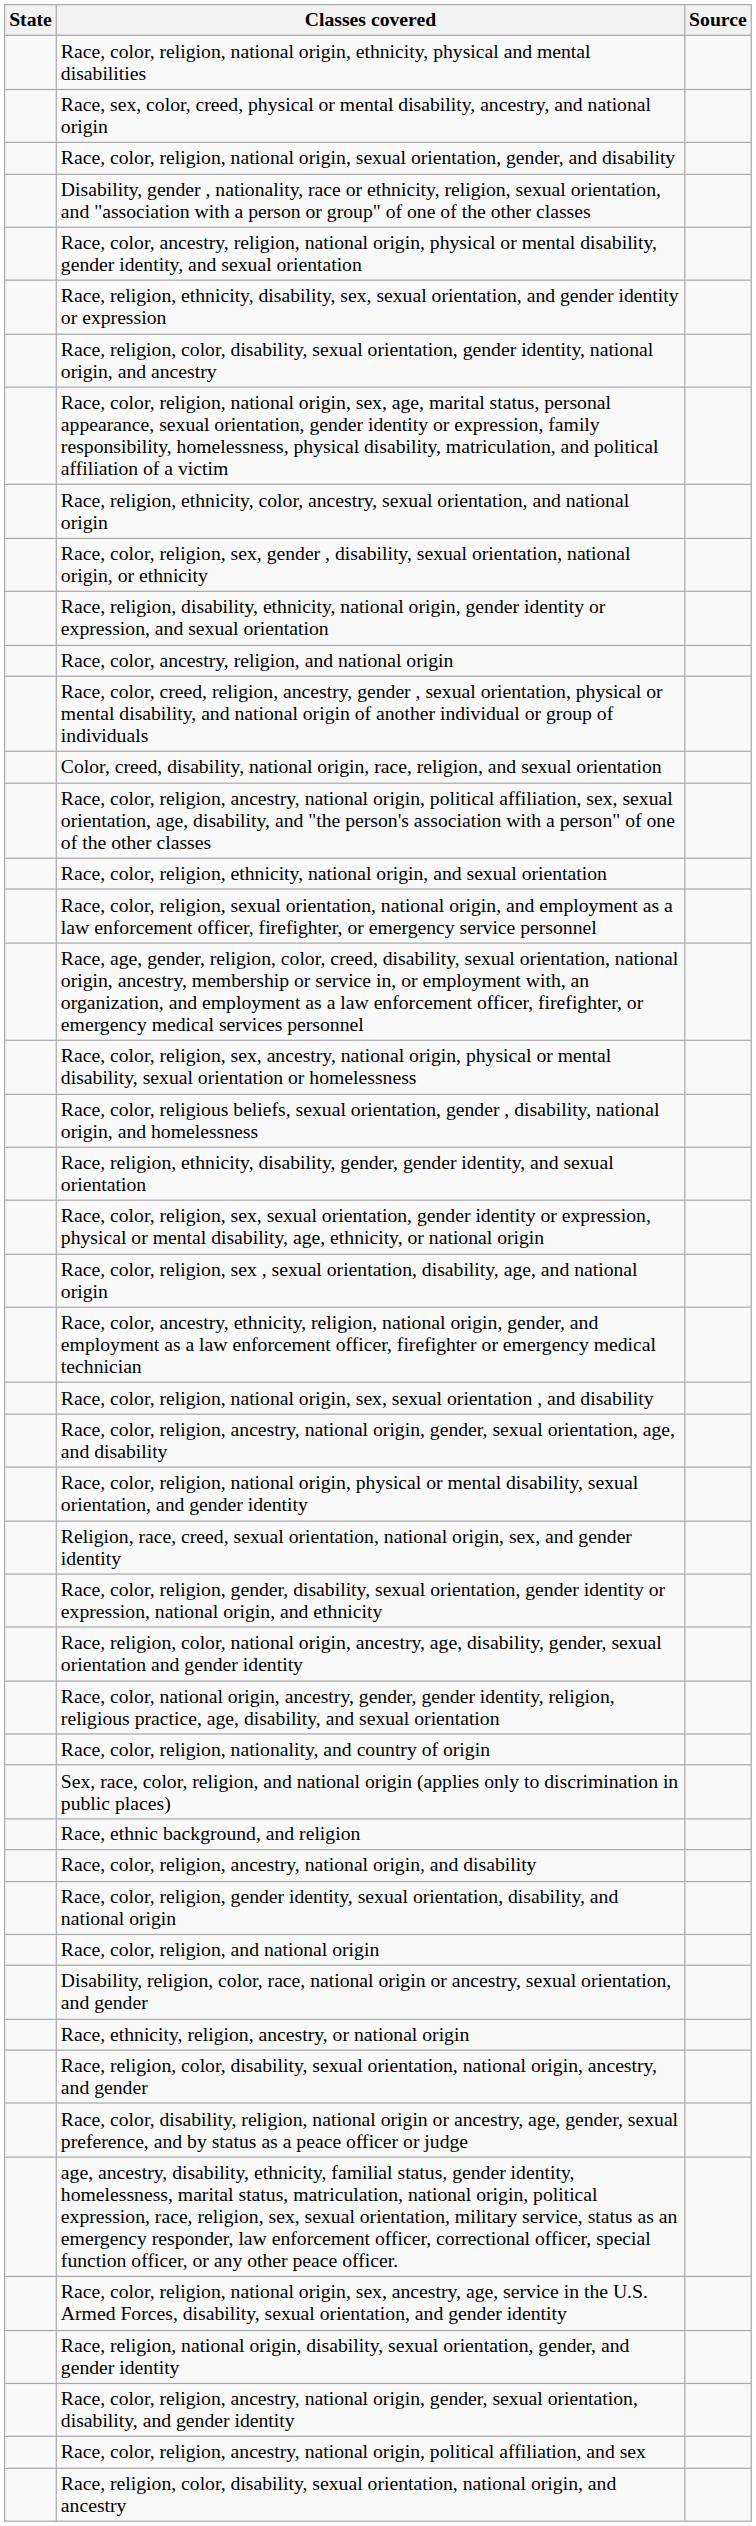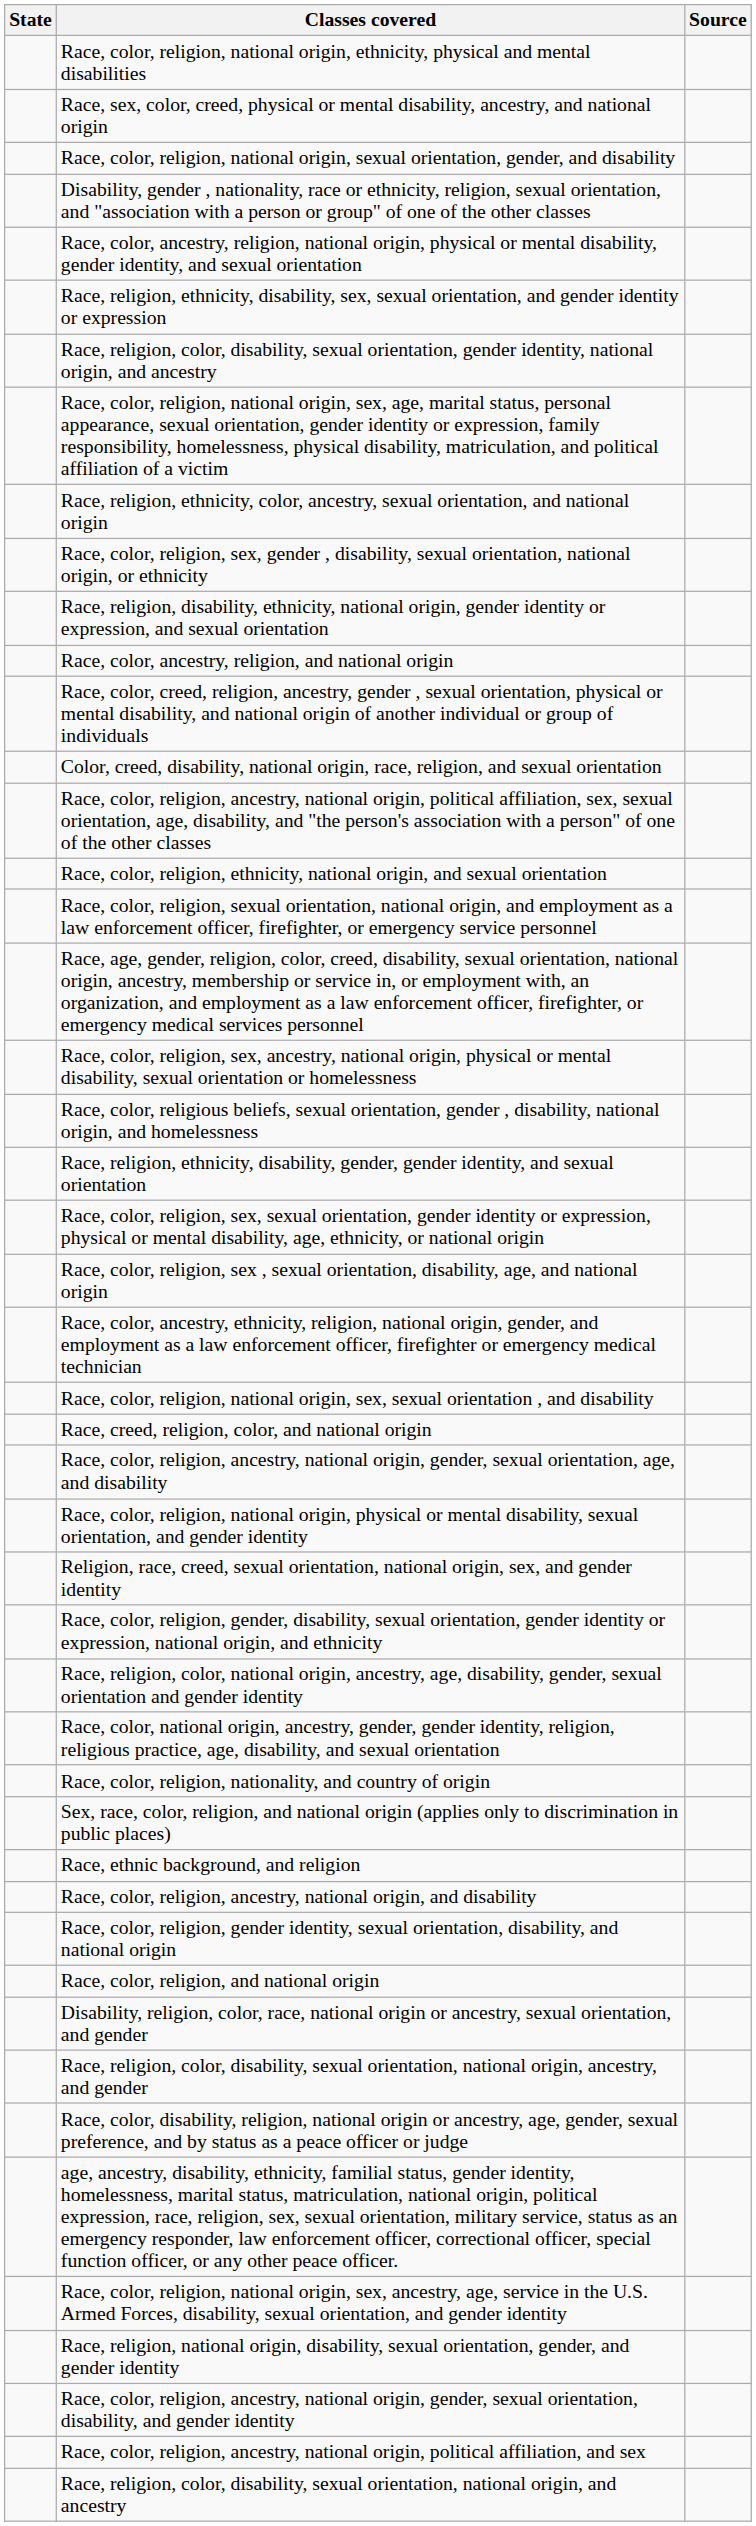+ row: (246, 1429)
- row: (265, 2034)
